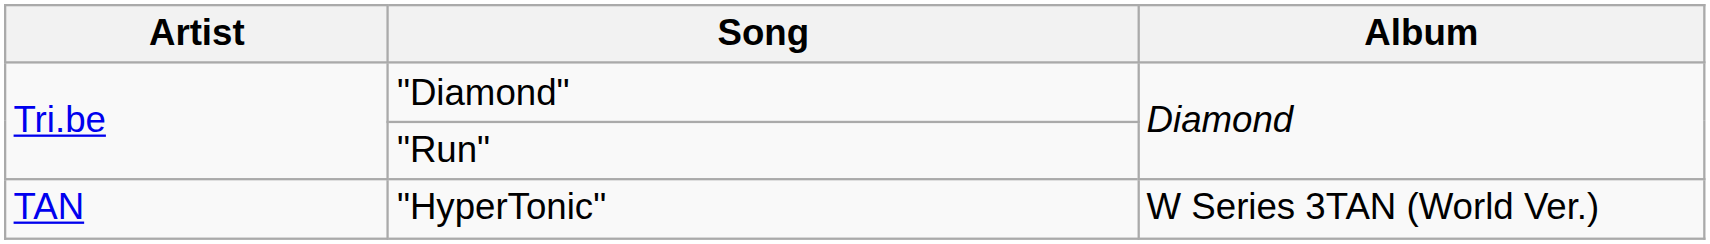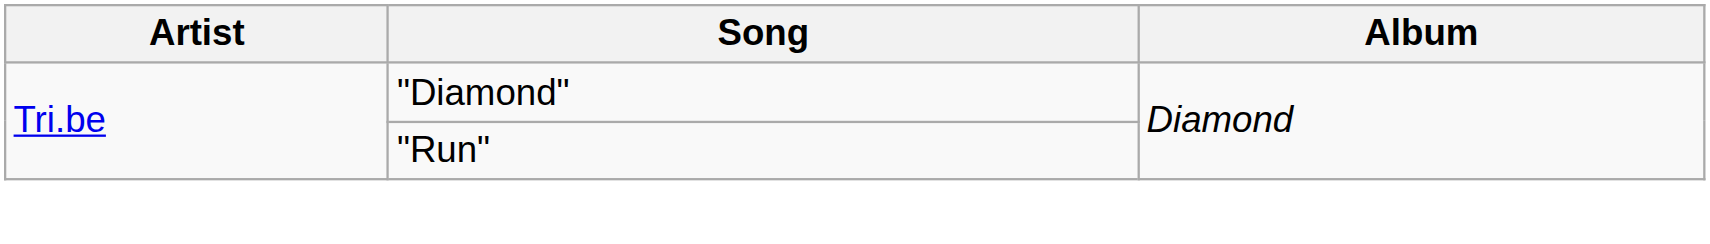- row: (502, 207)
